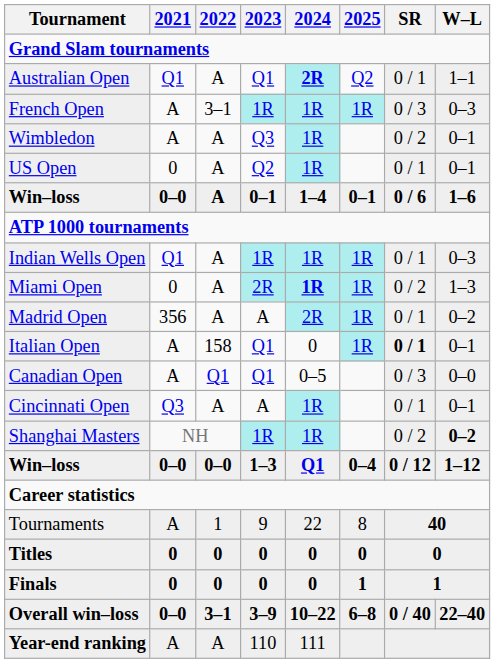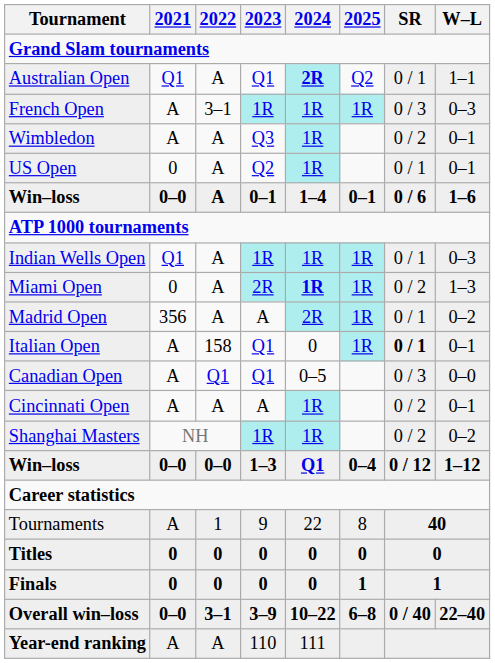(173, 405) Q3 -> (173, 405) A
(410, 405) 0 / 1 -> (410, 405) 0 / 2
(462, 434) bold -> (462, 434) normal
